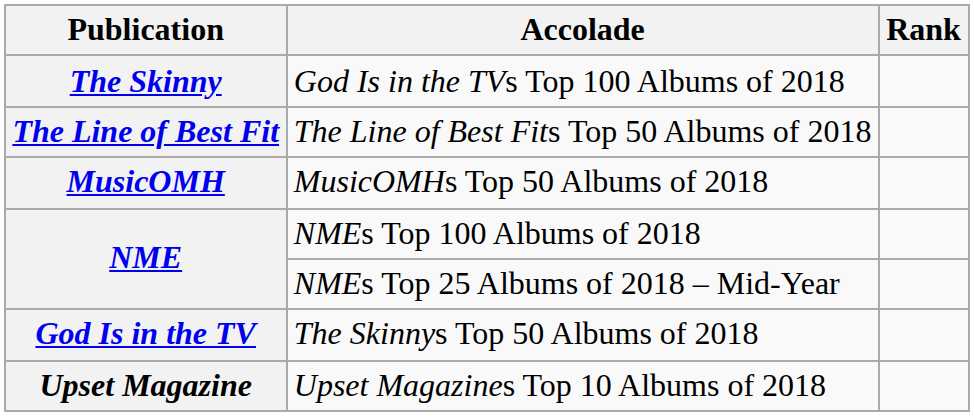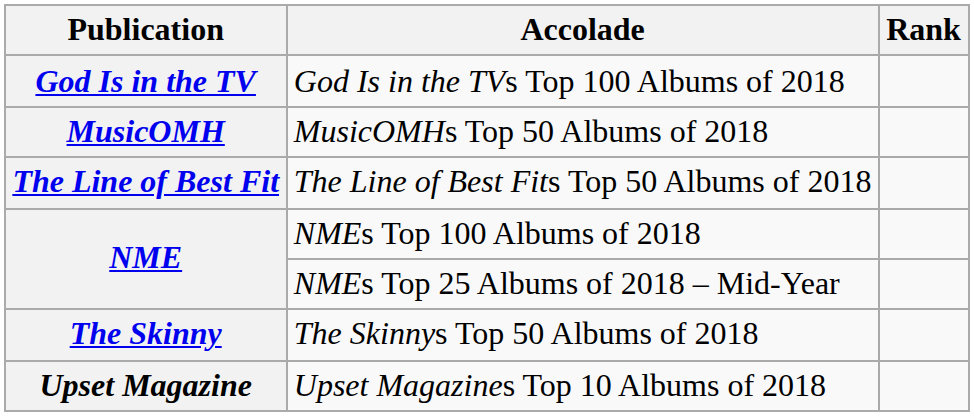(146, 80) The Skinny -> (146, 80) God Is in the TV
rows swapped: (583, 131) <-> (531, 182)
(146, 334) God Is in the TV -> (146, 334) The Skinny
